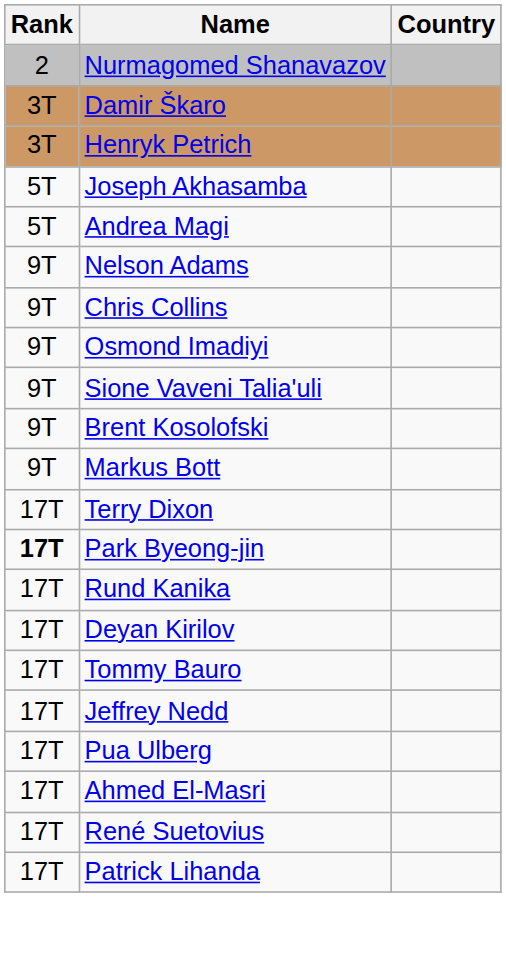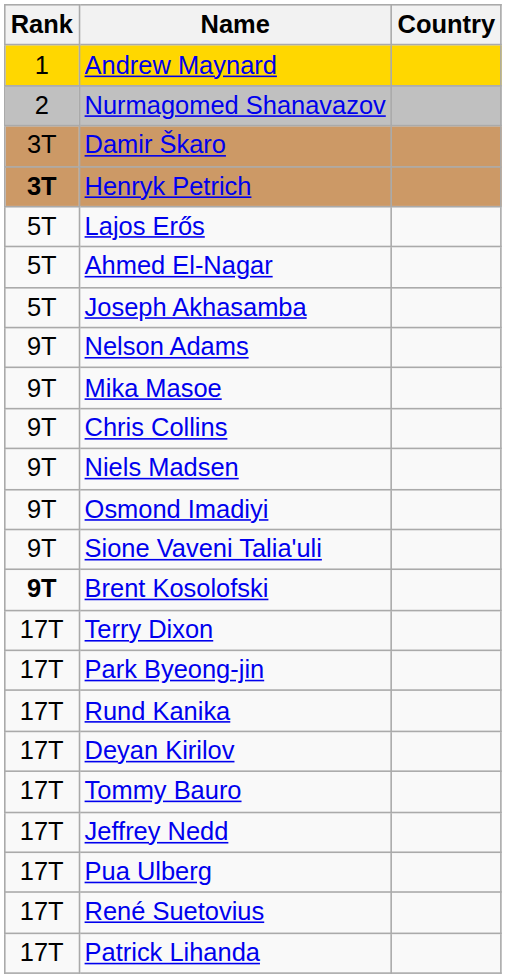+ row: (181, 65)
(42, 145) normal -> (42, 186) bold
+ row: (145, 226)
+ row: (179, 266)
- row: (157, 226)
+ row: (153, 387)
+ row: (162, 468)
(42, 428) normal -> (42, 589) bold
- row: (152, 468)
(42, 549) bold -> (42, 670) normal
- row: (175, 791)
